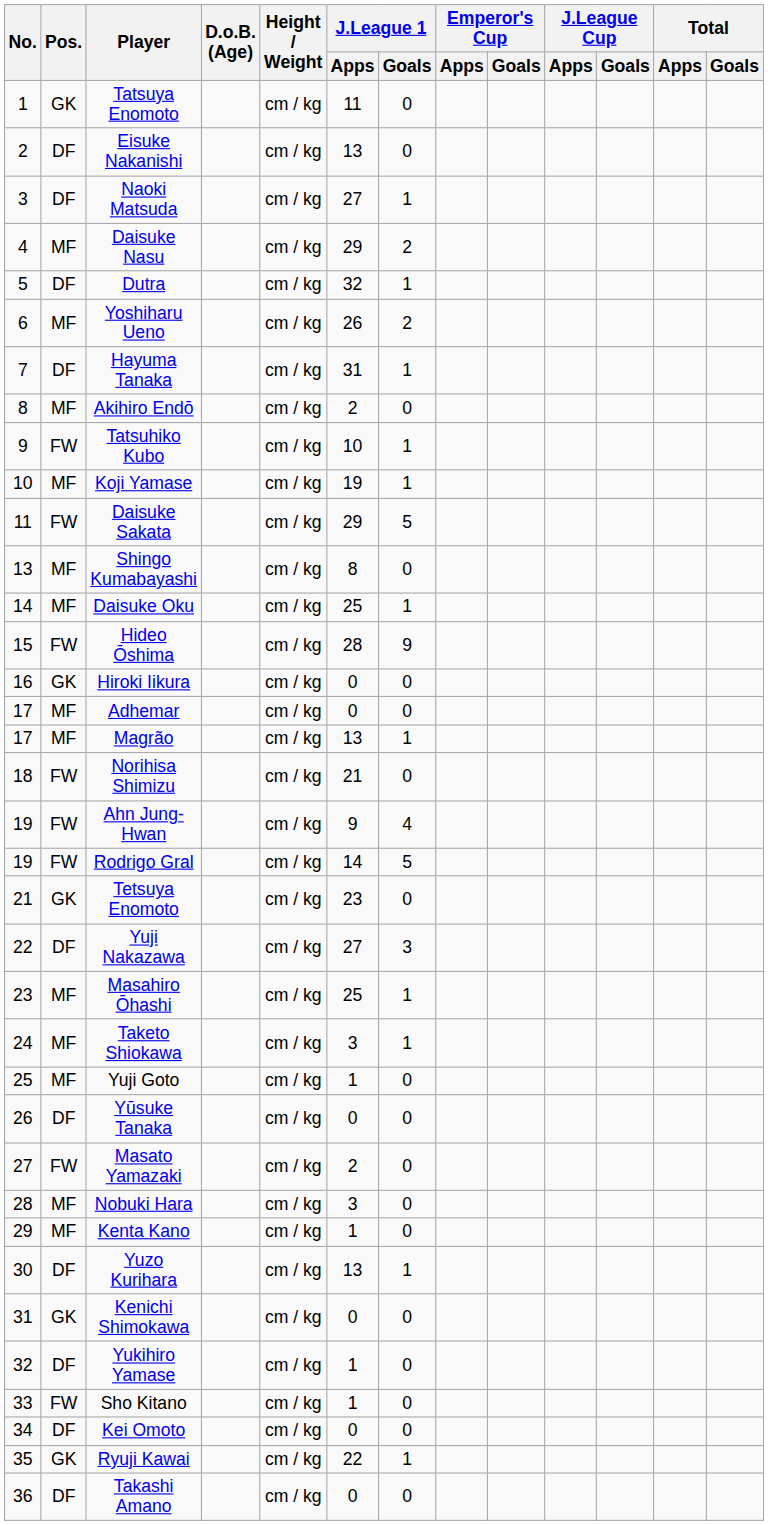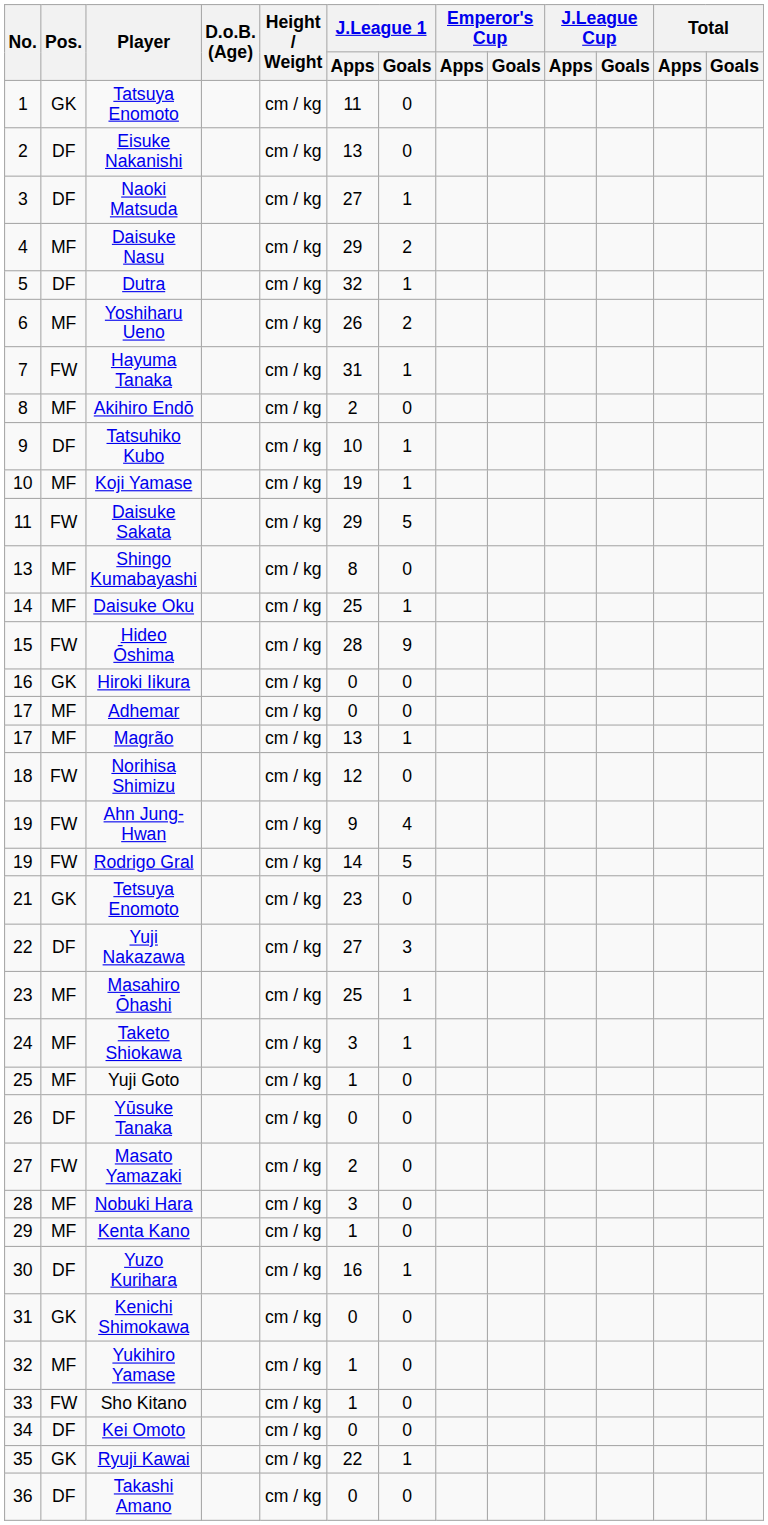(64, 370) DF -> (64, 370) FW
(64, 446) FW -> (64, 446) DF
(353, 776) 21 -> (353, 776) 12
(353, 1269) 13 -> (353, 1269) 16
(64, 1365) DF -> (64, 1365) MF
